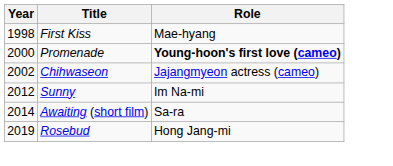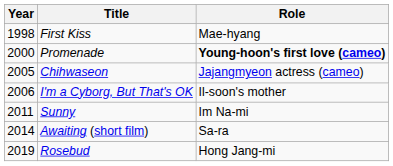(21, 72) 2002 -> (21, 72) 2005
+ row: (117, 92)
(21, 92) 2012 -> (20, 111) 2011
